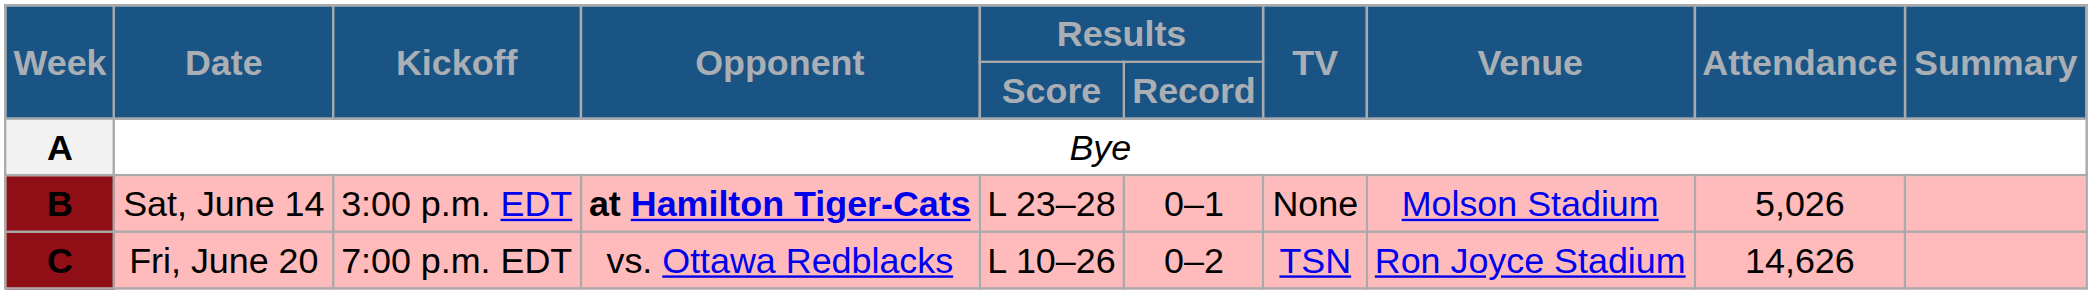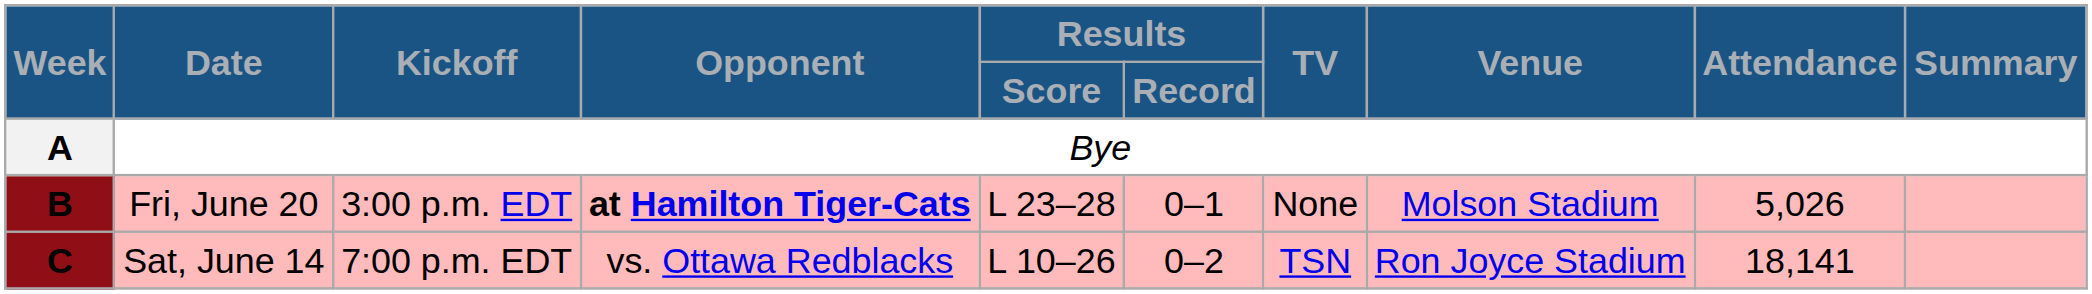(224, 204) Sat, June 14 -> (224, 204) Fri, June 20
(224, 261) Fri, June 20 -> (224, 261) Sat, June 14
(1800, 261) 14,626 -> (1800, 261) 18,141
